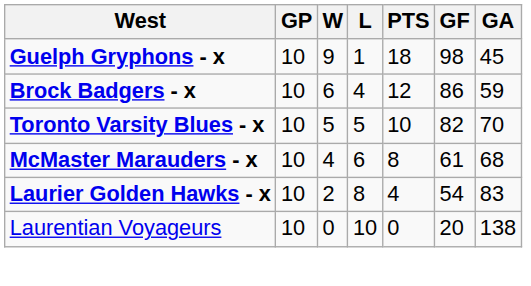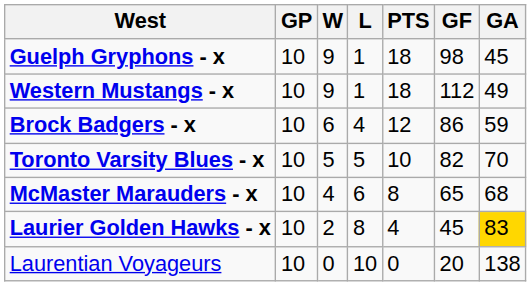+ row: (122, 90)
(452, 159) 61 -> (452, 194) 65
(452, 194) 54 -> (452, 228) 45
(492, 194) no background -> (496, 228) gold background
